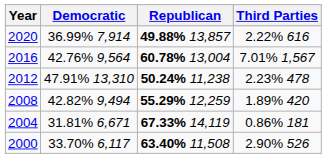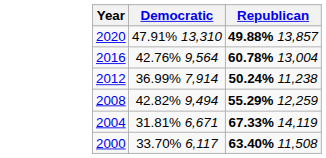- column: (277, 15)
(89, 37) 36.99% 7,914 -> (177, 37) 47.91% 13,310
(89, 79) 47.91% 13,310 -> (177, 79) 36.99% 7,914
